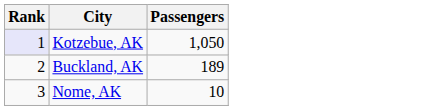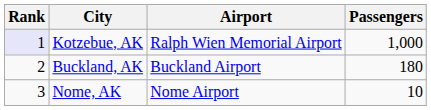+ column: (246, 17)
(206, 42) 1,050 -> (405, 42) 1,000
(212, 67) 189 -> (411, 67) 180
